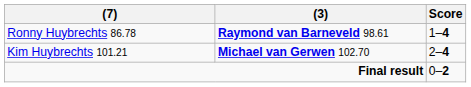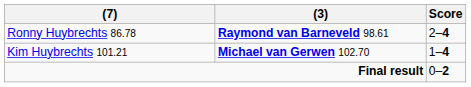(439, 33) 1–4 -> (439, 33) 2–4
(439, 52) 2–4 -> (439, 52) 1–4
